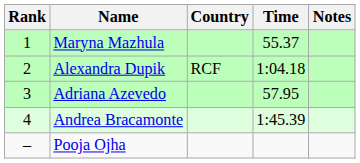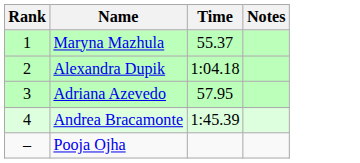- column: (220, 17)
